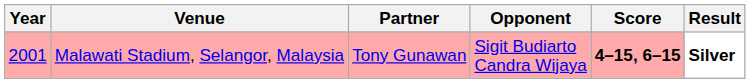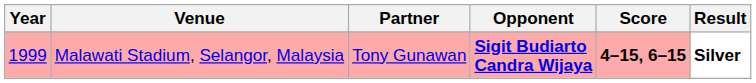(28, 55) 2001 -> (28, 55) 1999
(531, 55) normal -> (533, 55) bold
